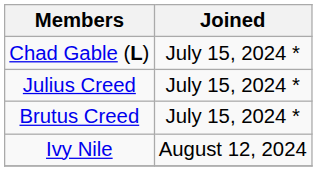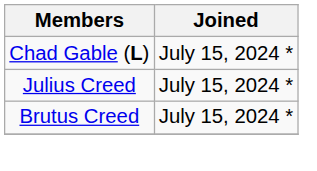- row: (79, 149)
